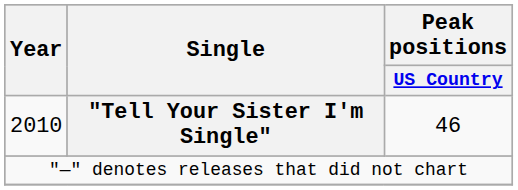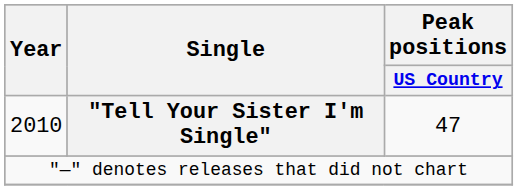(448, 125) 46 -> (448, 125) 47
